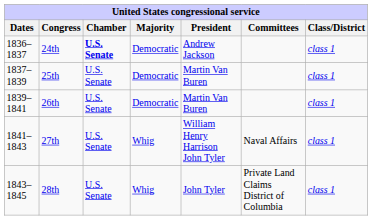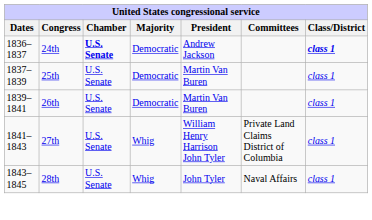(321, 49) normal -> (321, 49) bold
(270, 141) Naval Affairs -> (269, 141) Private Land Claims District of Columbia
(269, 190) Private Land Claims District of Columbia -> (270, 179) Naval Affairs
